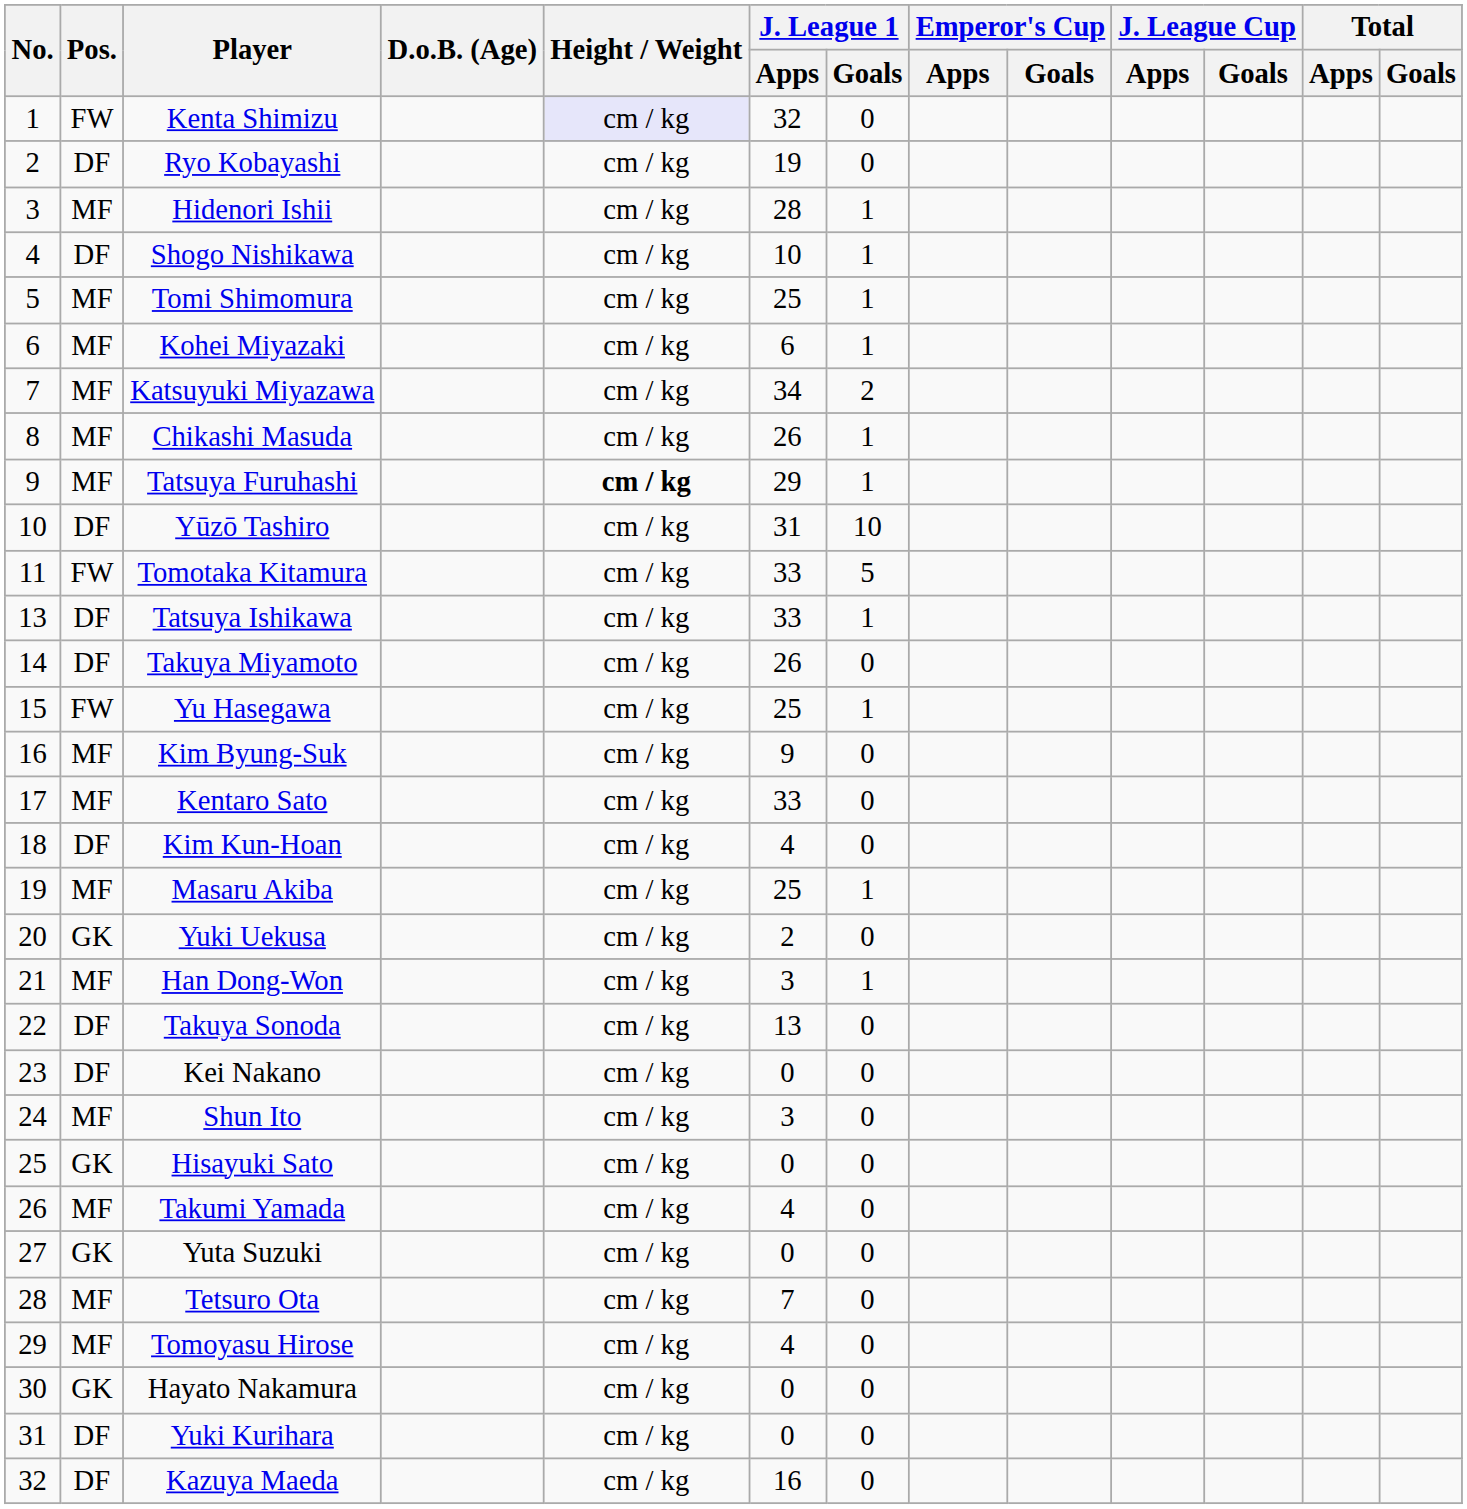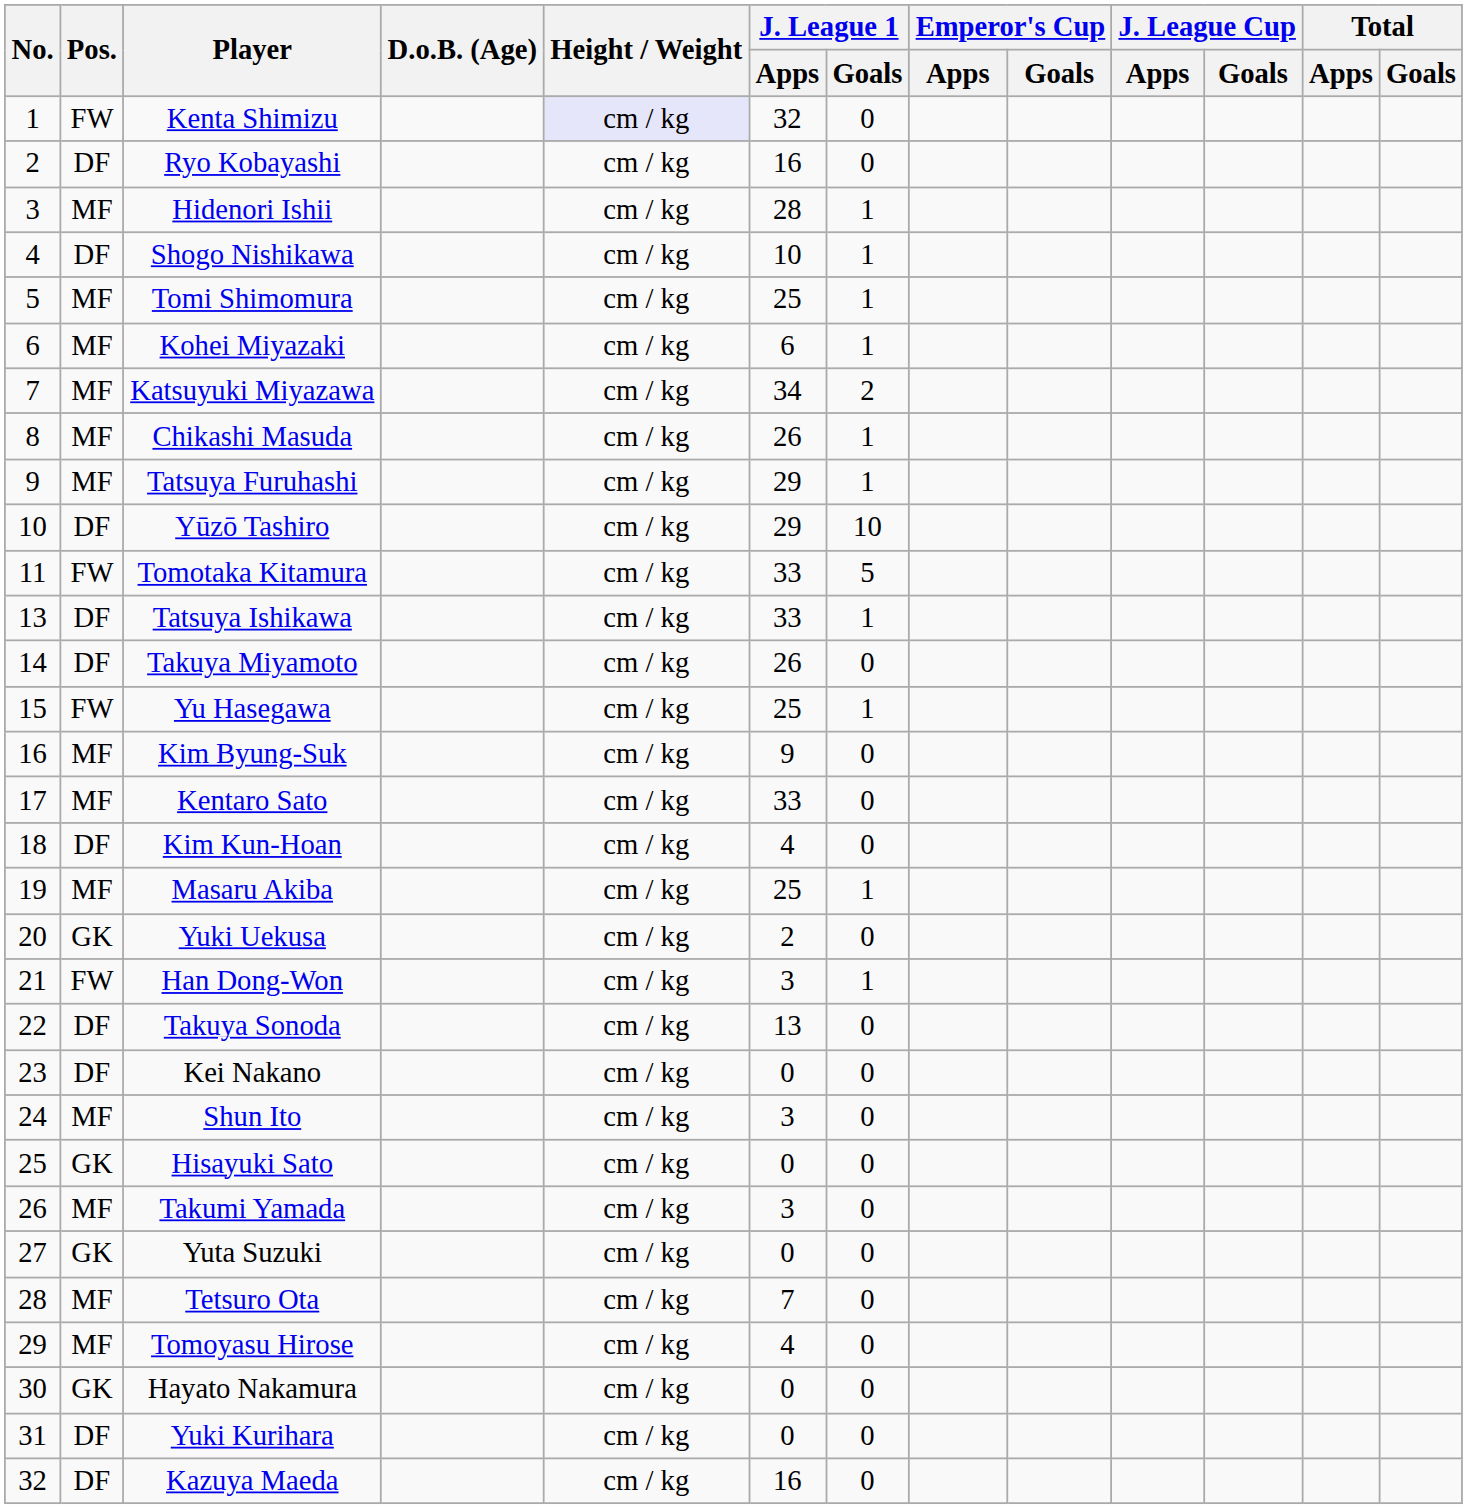(787, 163) 19 -> (787, 163) 16
(646, 481) bold -> (646, 481) normal
(787, 526) 31 -> (787, 526) 29
(92, 981) MF -> (92, 981) FW
(787, 1208) 4 -> (787, 1208) 3
